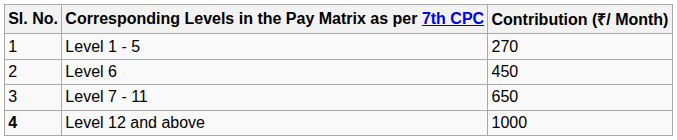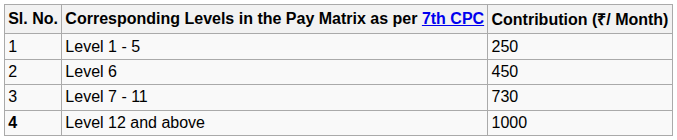(505, 46) 270 -> (505, 46) 250
(505, 97) 650 -> (505, 97) 730
